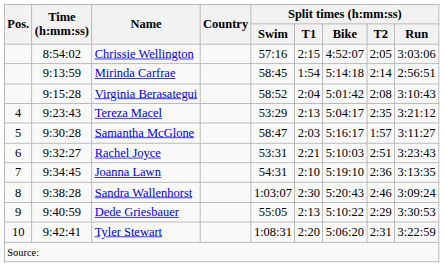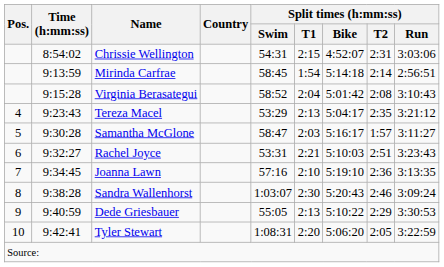(273, 53) 57:16 -> (273, 53) 54:31
(381, 53) 2:05 -> (381, 53) 2:31
(273, 172) 54:31 -> (273, 172) 57:16
(381, 232) 2:31 -> (381, 232) 2:05
